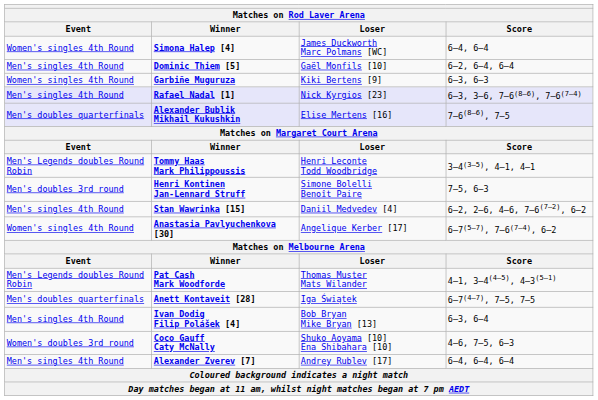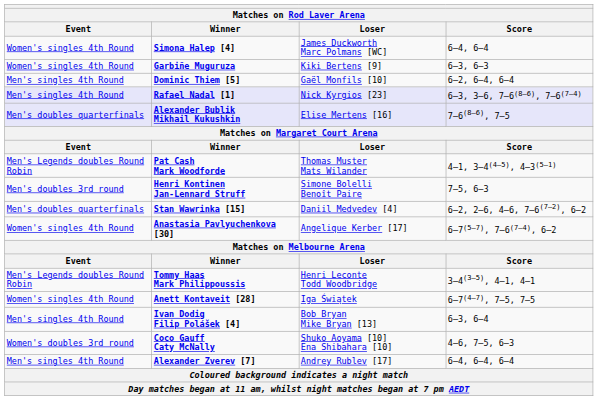rows swapped: (197, 66) <-> (194, 80)
rows swapped: (189, 280) <-> (200, 166)
(65, 209) Men's singles 4th Round -> (75, 209) Men's doubles quarterfinals
(75, 299) Men's doubles quarterfinals -> (70, 299) Women's singles 4th Round
